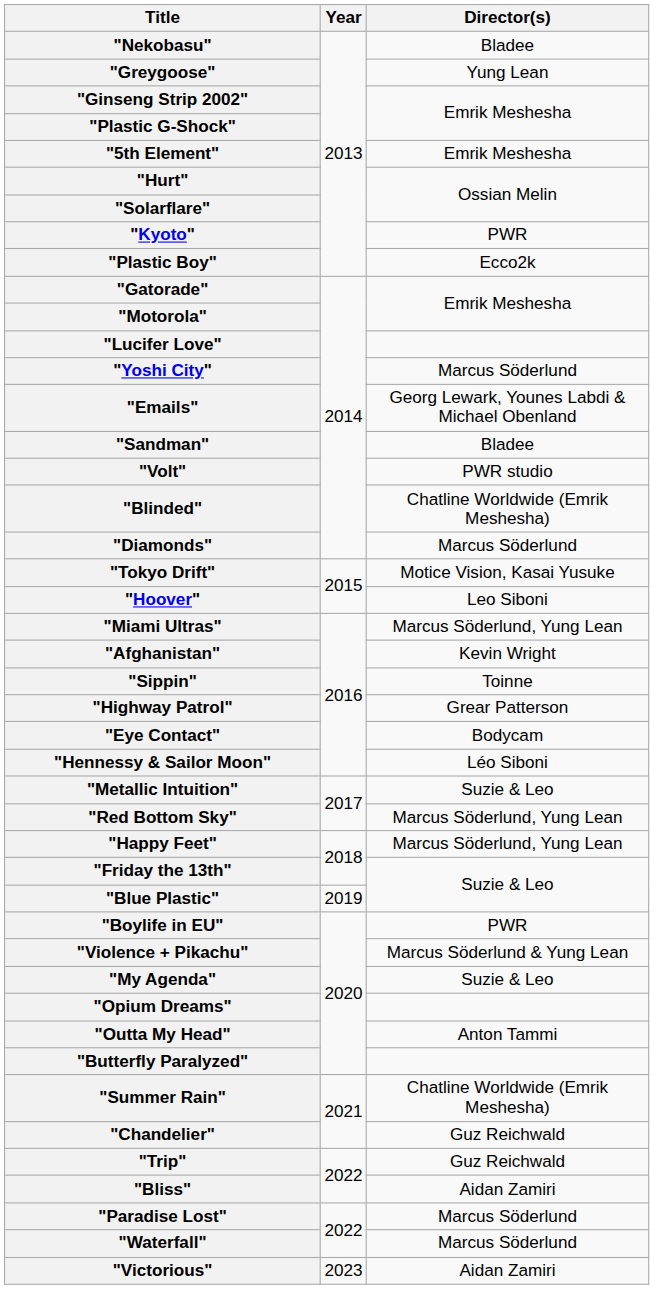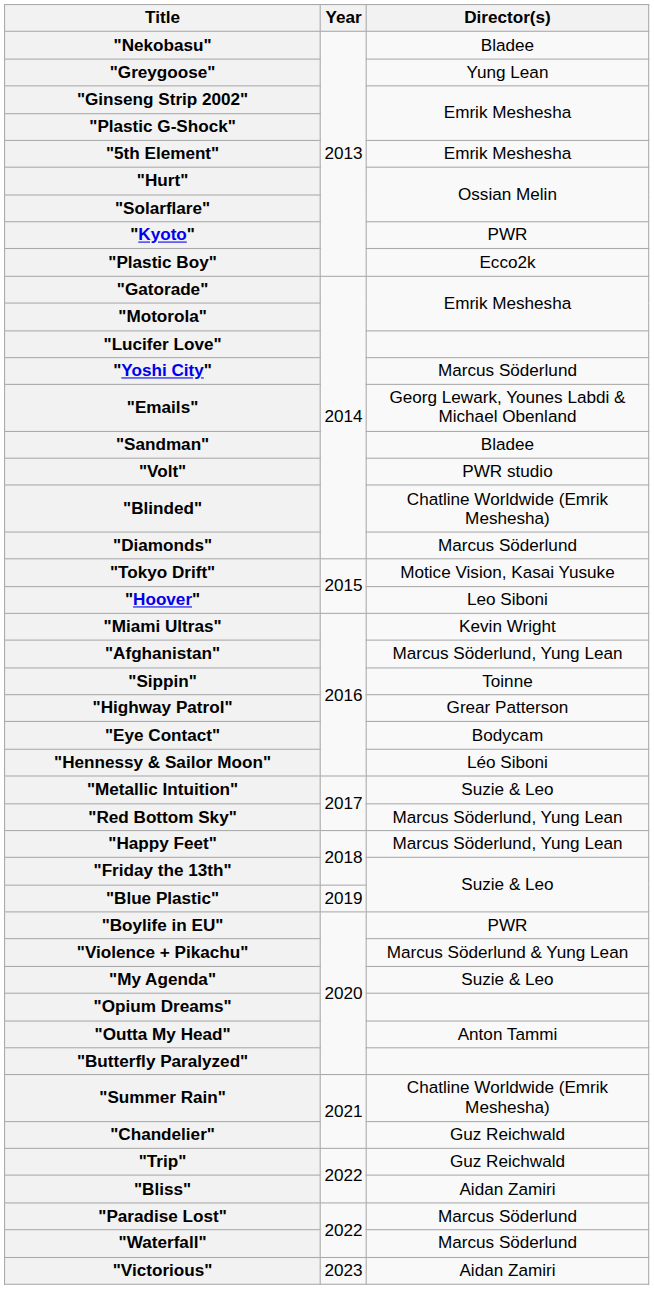(507, 626) Marcus Söderlund, Yung Lean -> (507, 626) Kevin Wright
(507, 653) Kevin Wright -> (507, 653) Marcus Söderlund, Yung Lean
